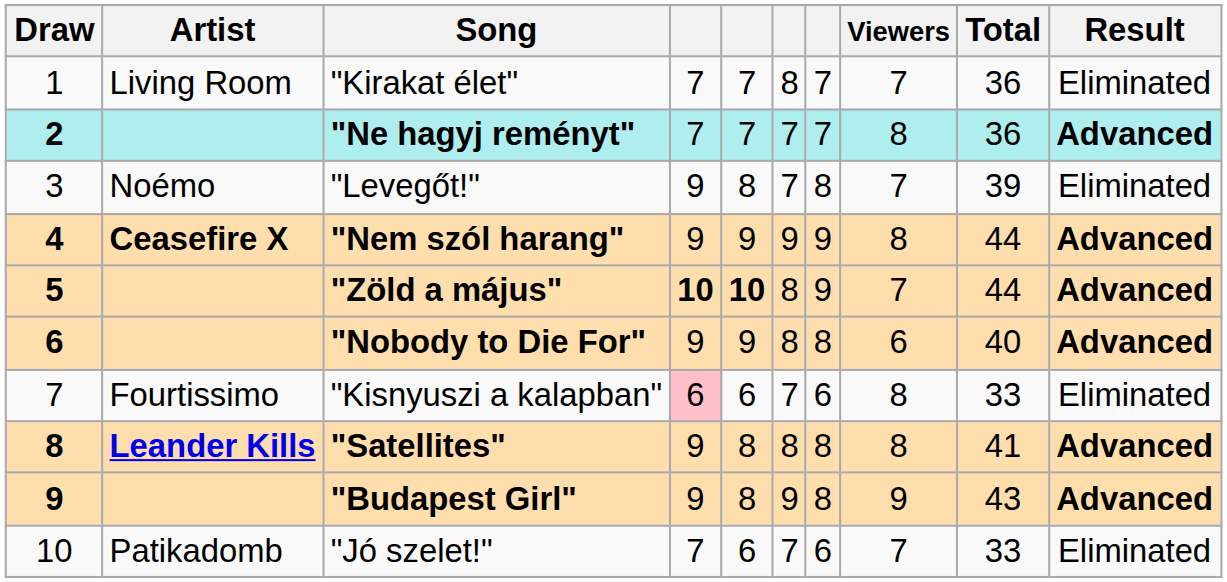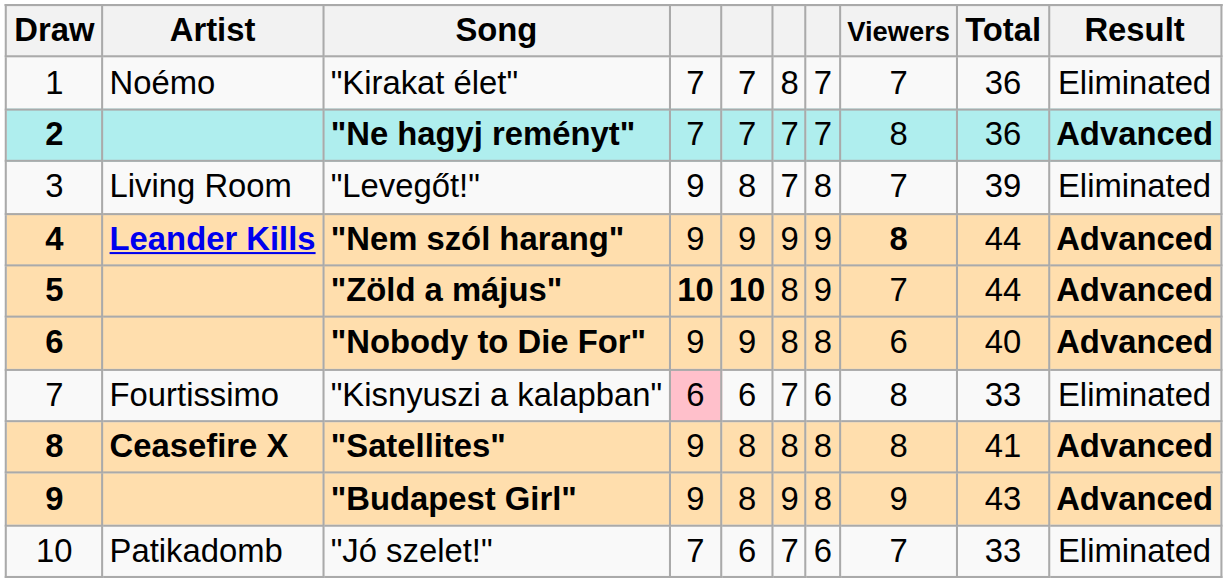(201, 82) Living Room -> (162, 82) Noémo
(162, 186) Noémo -> (201, 186) Living Room
(199, 238) Ceasefire X -> (213, 238) Leander Kills
(899, 238) normal -> (899, 238) bold
(213, 446) Leander Kills -> (199, 446) Ceasefire X
